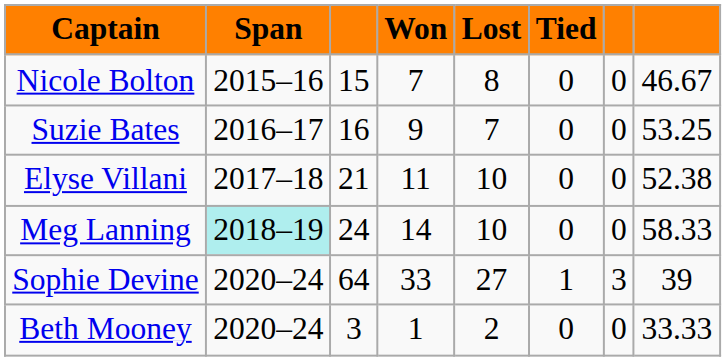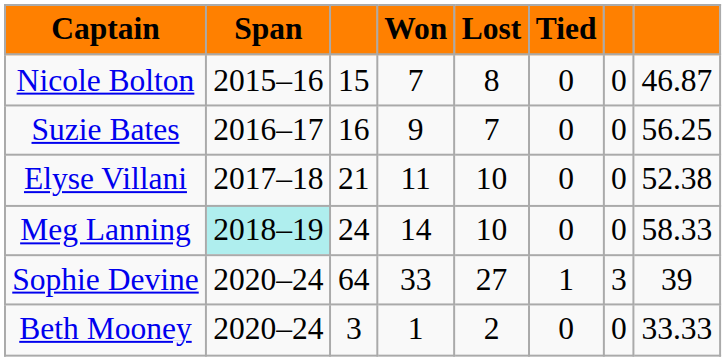(677, 79) 46.67 -> (677, 79) 46.87
(677, 129) 53.25 -> (677, 129) 56.25
